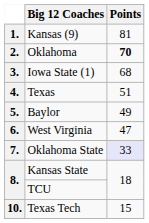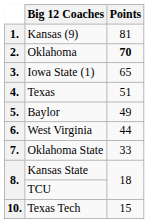(125, 73) 68 -> (125, 73) 65
(125, 131) 47 -> (125, 131) 44
(125, 150) lavender background -> (125, 150) no background
